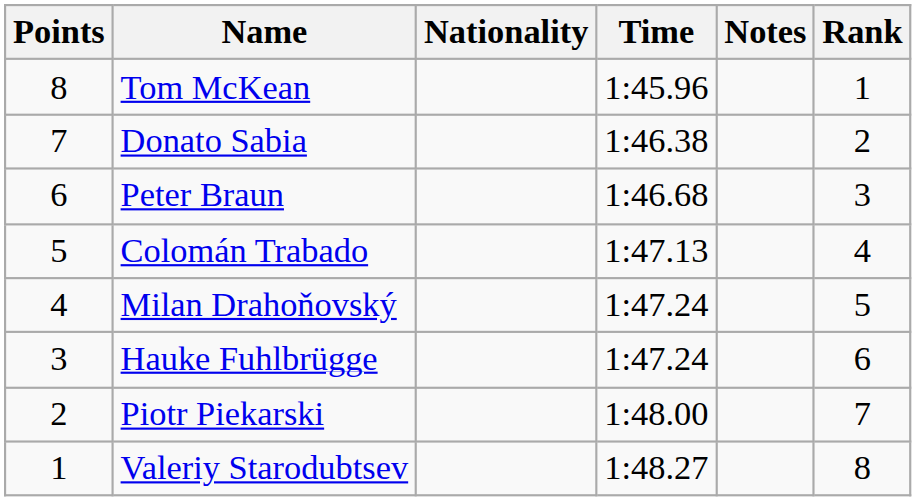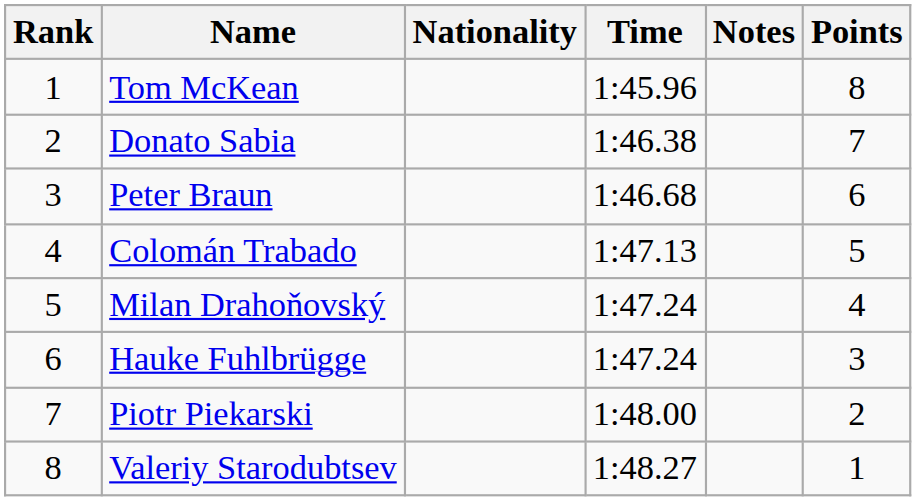columns swapped: (862, 31) <-> (59, 31)
